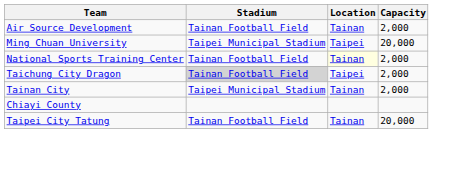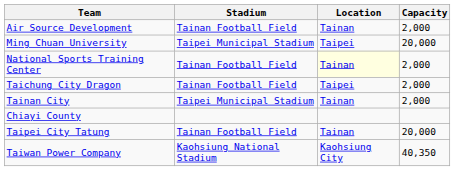(248, 74) lightgrey background -> (237, 85) no background
+ row: (64, 152)
